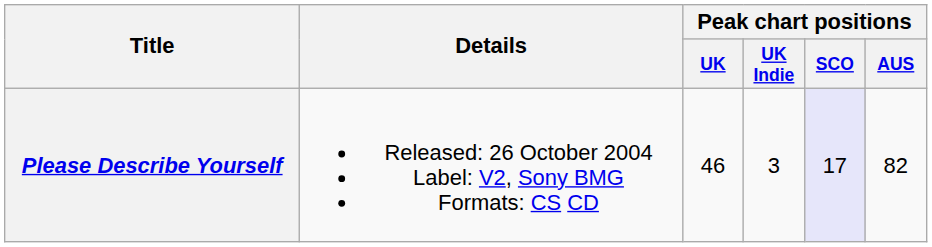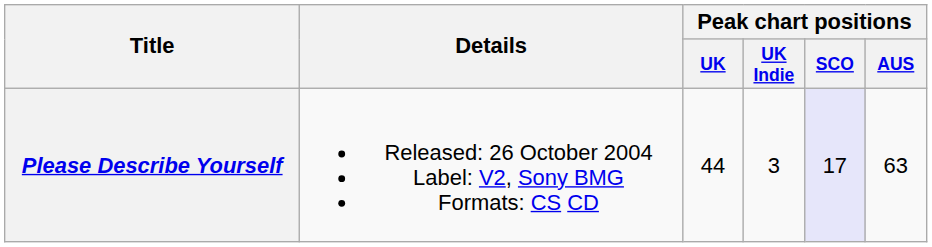(713, 165) 46 -> (713, 165) 44
(896, 165) 82 -> (896, 165) 63
